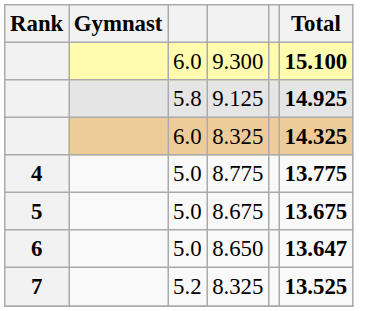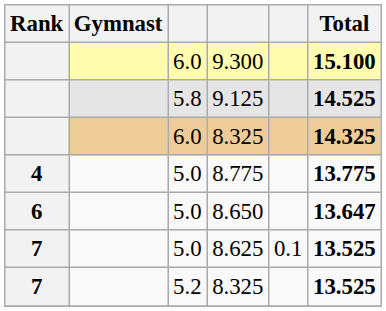(316, 98) 14.925 -> (344, 98) 14.525
- row: (37, 211)
+ row: (37, 249)
